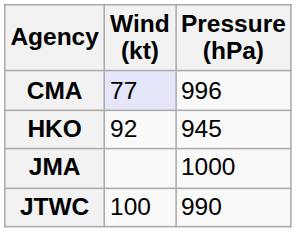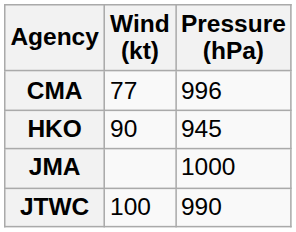(124, 90) lavender background -> (124, 90) no background
(124, 129) 92 -> (124, 129) 90
